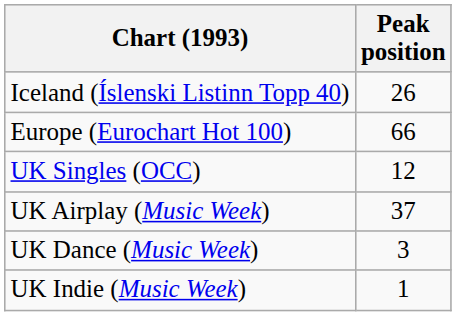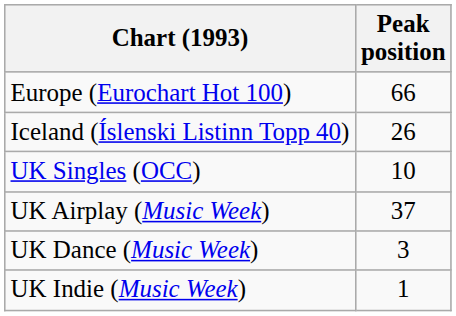rows swapped: (151, 131) <-> (180, 91)
(403, 171) 12 -> (403, 171) 10
